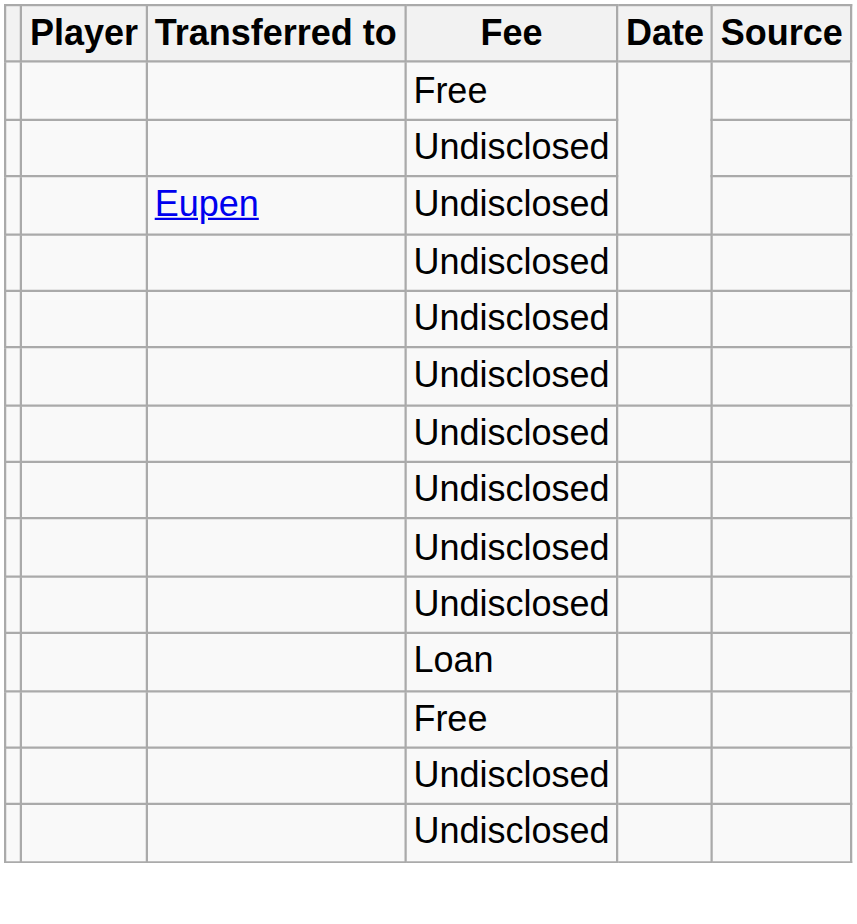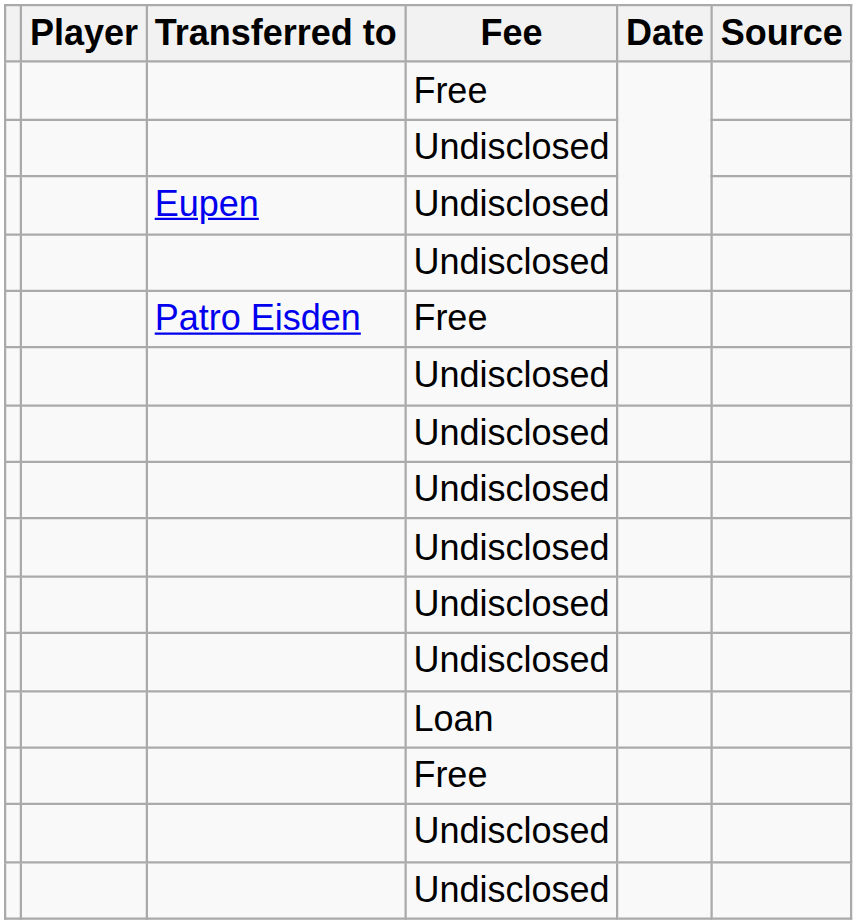+ row: (258, 318)
